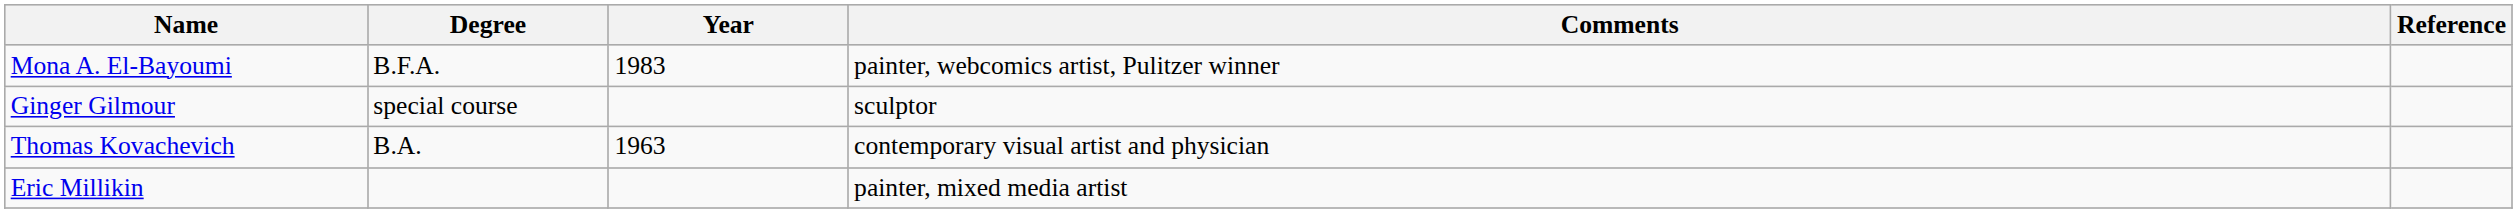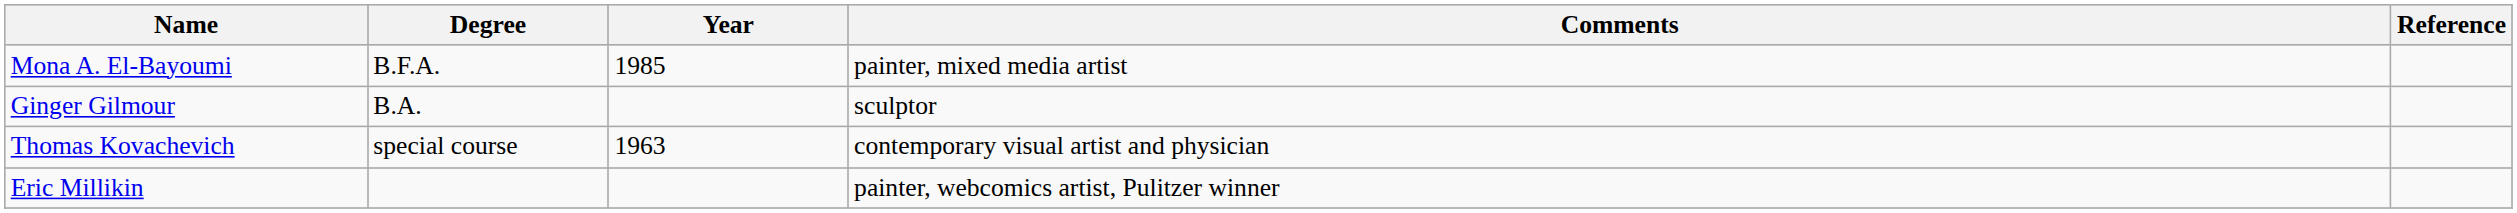(640, 65) 1983 -> (640, 65) 1985
(1067, 65) painter, webcomics artist, Pulitzer winner -> (991, 65) painter, mixed media artist
(445, 106) special course -> (397, 106) B.A.
(397, 146) B.A. -> (445, 146) special course
(991, 187) painter, mixed media artist -> (1067, 187) painter, webcomics artist, Pulitzer winner
